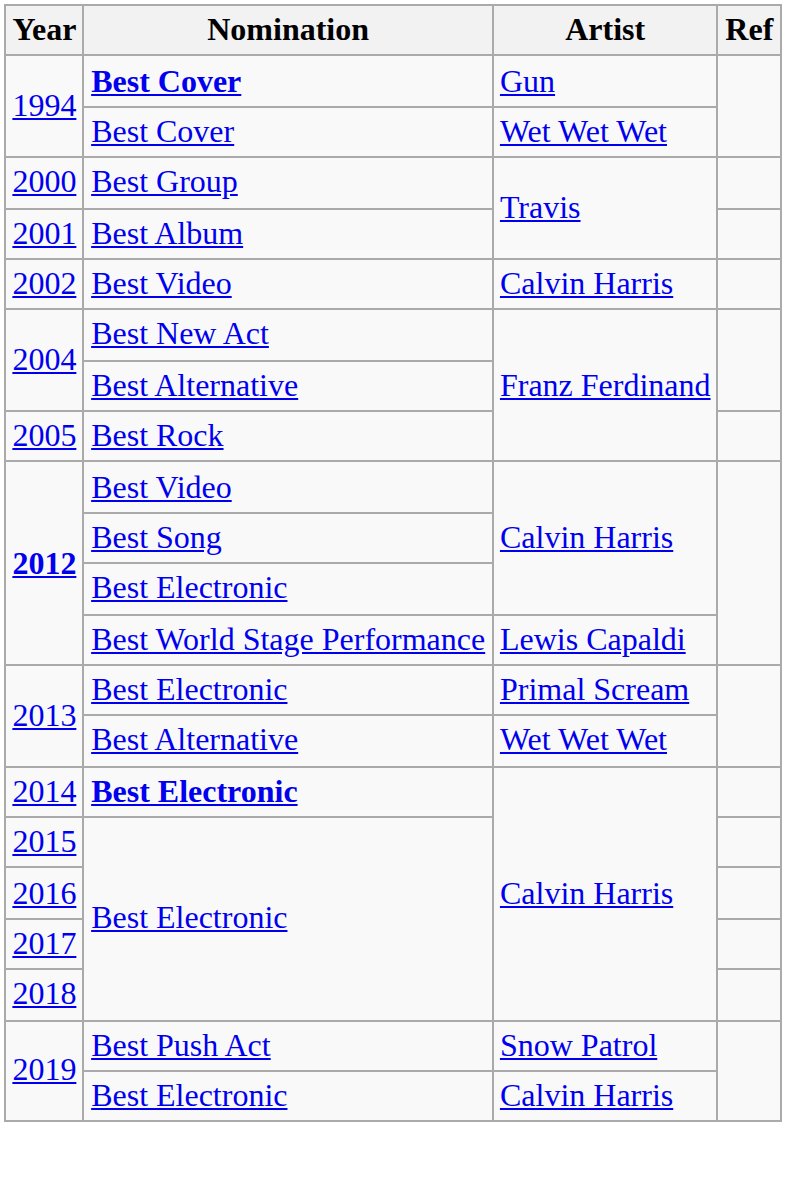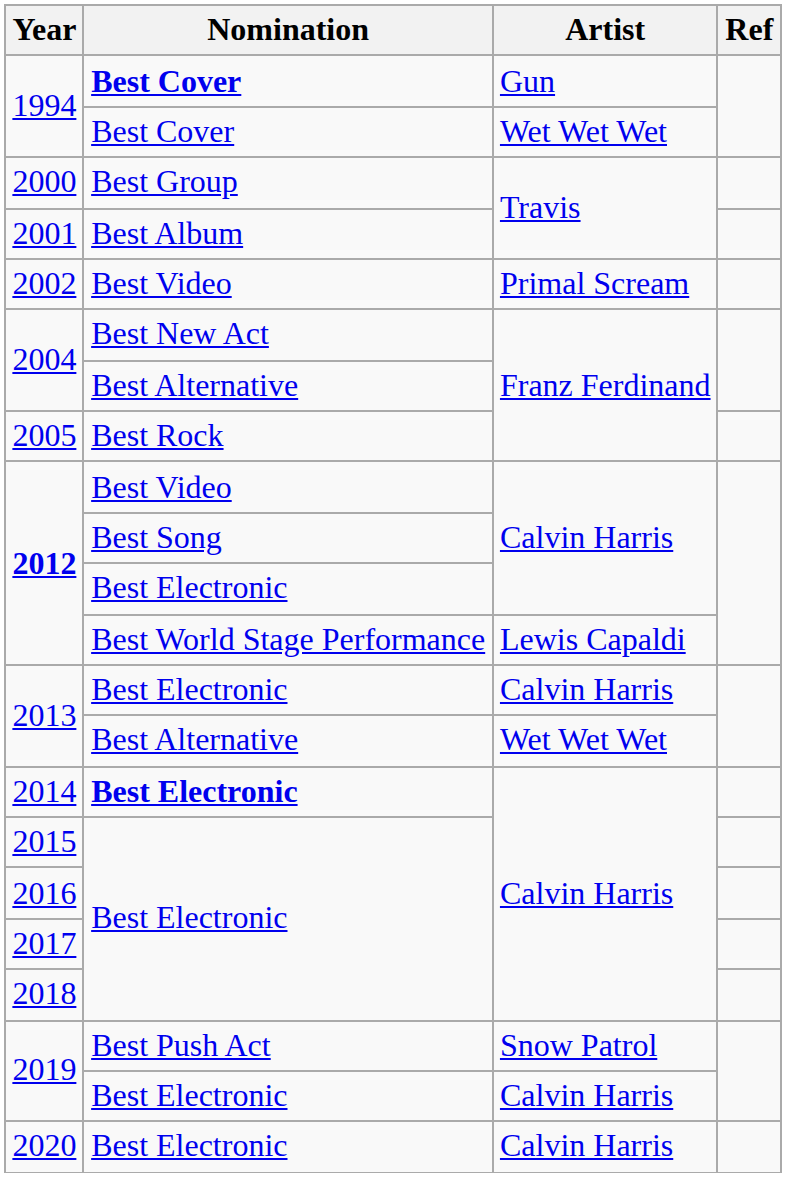(587, 283) Calvin Harris -> (595, 283) Primal Scream
(595, 689) Primal Scream -> (587, 689) Calvin Harris
+ row: (44, 1146)
